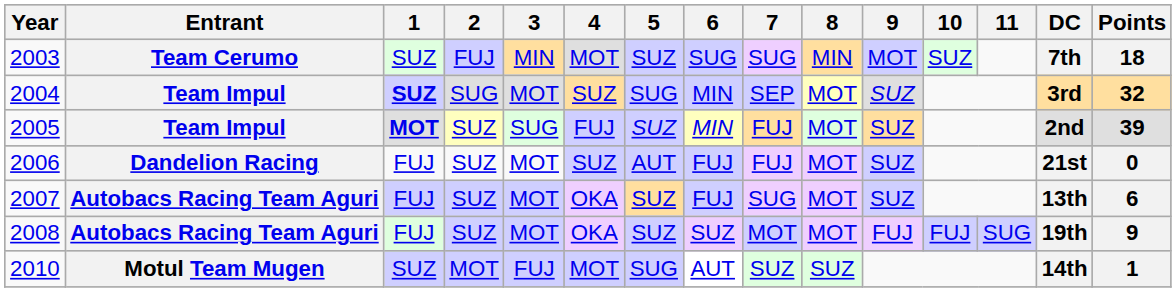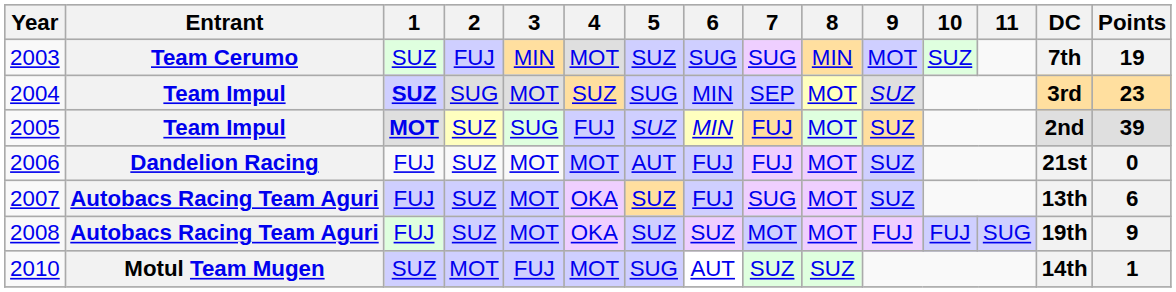(1132, 57) 18 -> (1132, 57) 19
(1132, 92) 32 -> (1132, 92) 23
(594, 163) SUZ -> (594, 163) MOT
